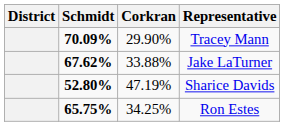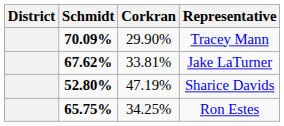(149, 62) 33.88% -> (149, 62) 33.81%
